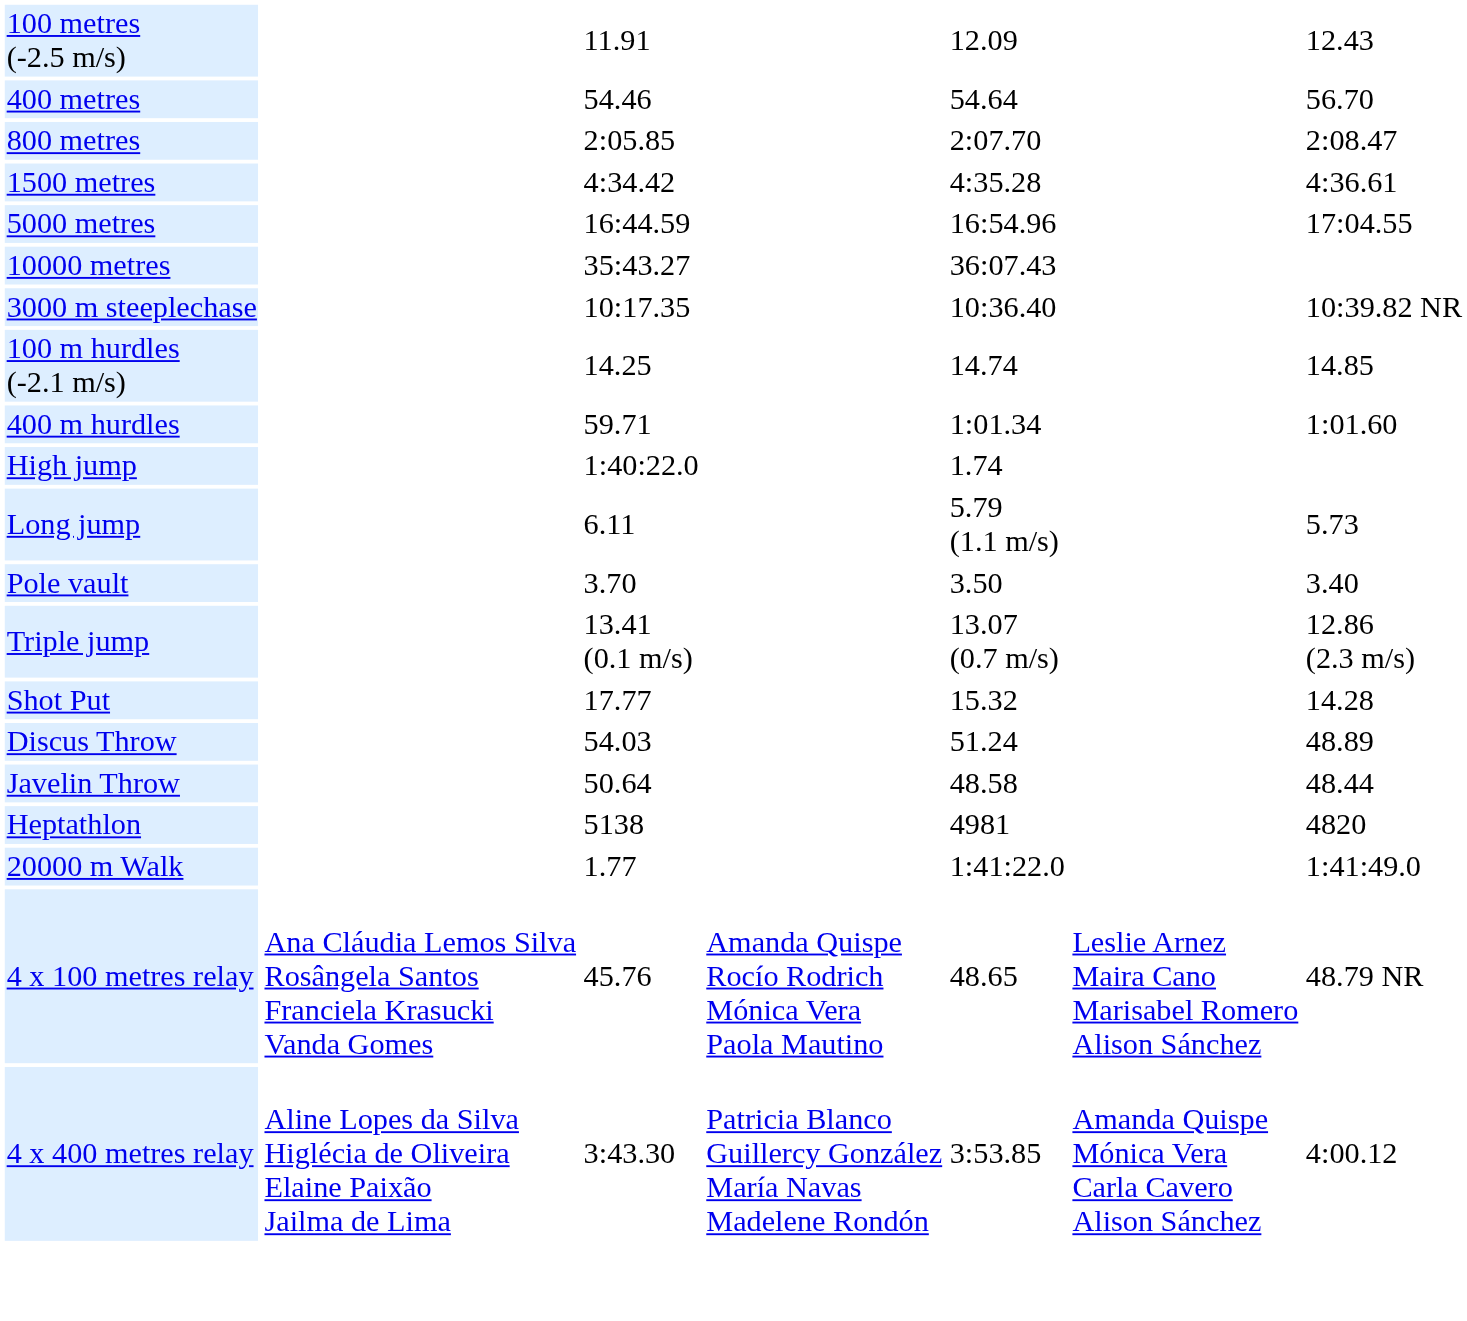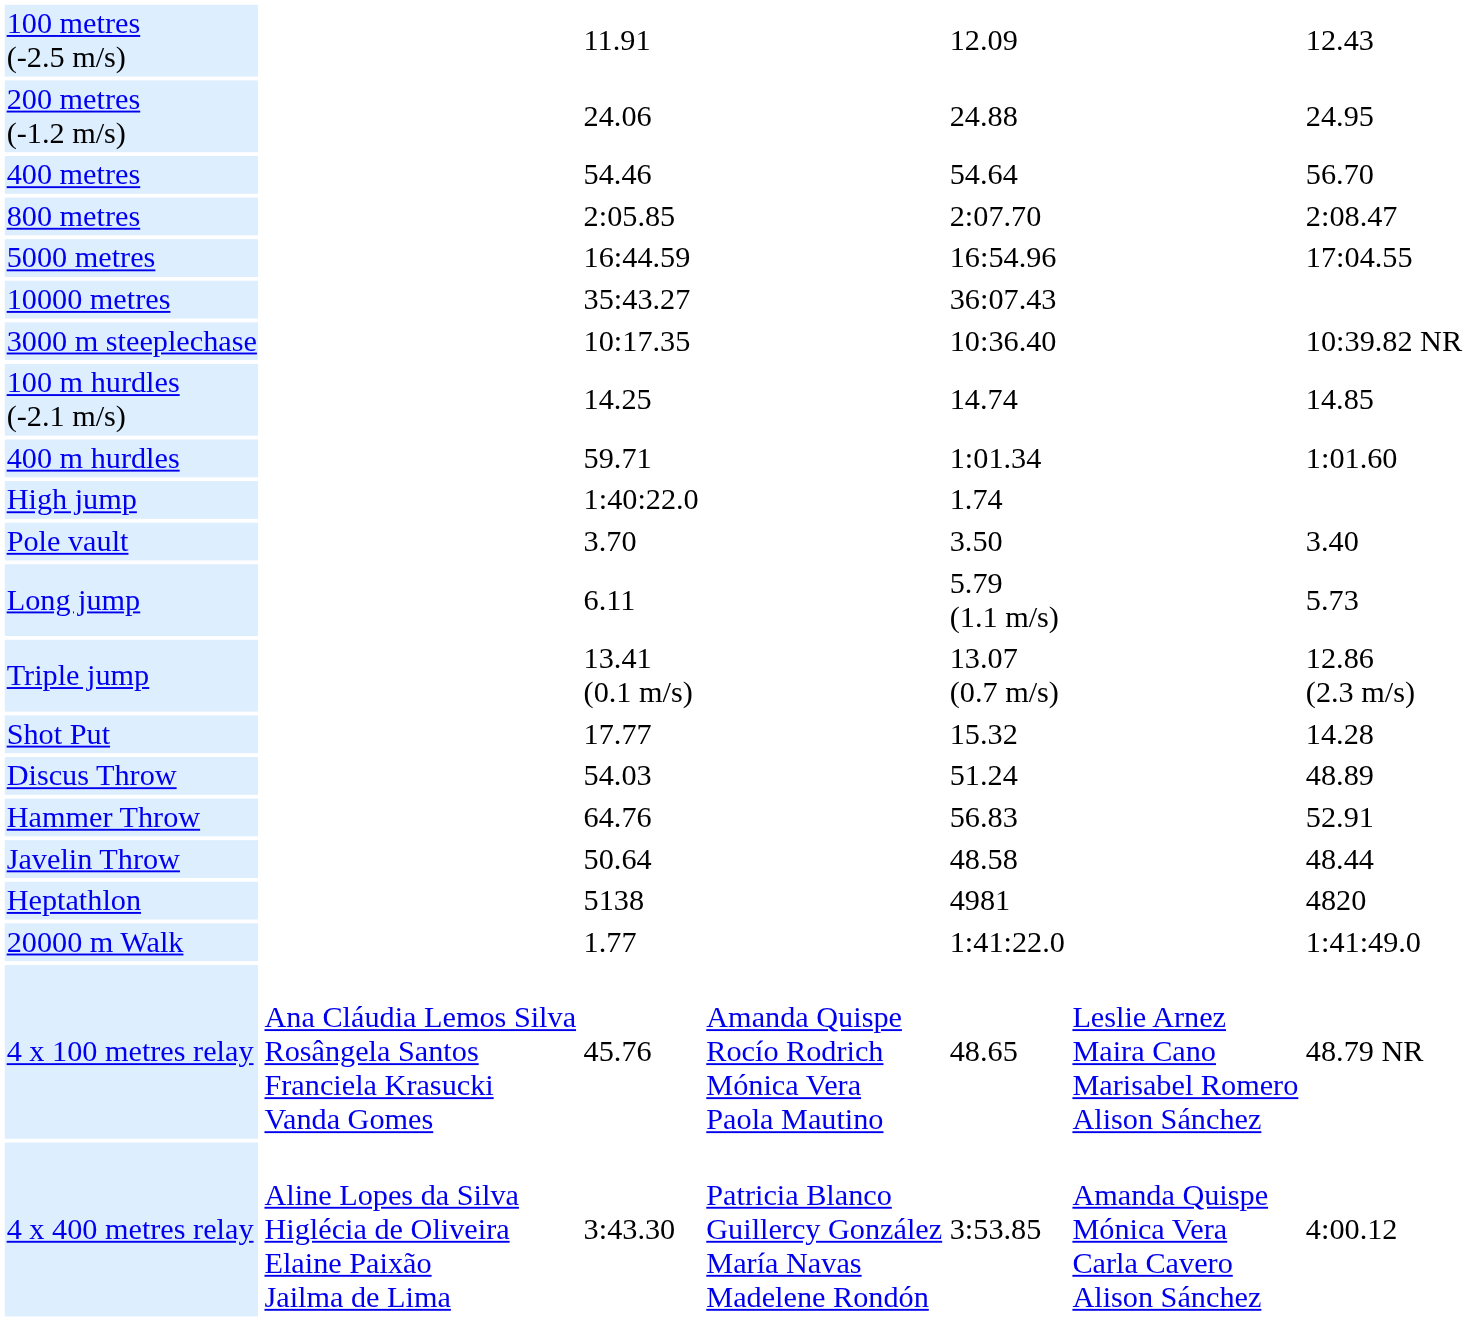+ row: (73, 115)
- row: (81, 181)
rows swapped: (68, 582) <-> (73, 524)
+ row: (103, 817)
